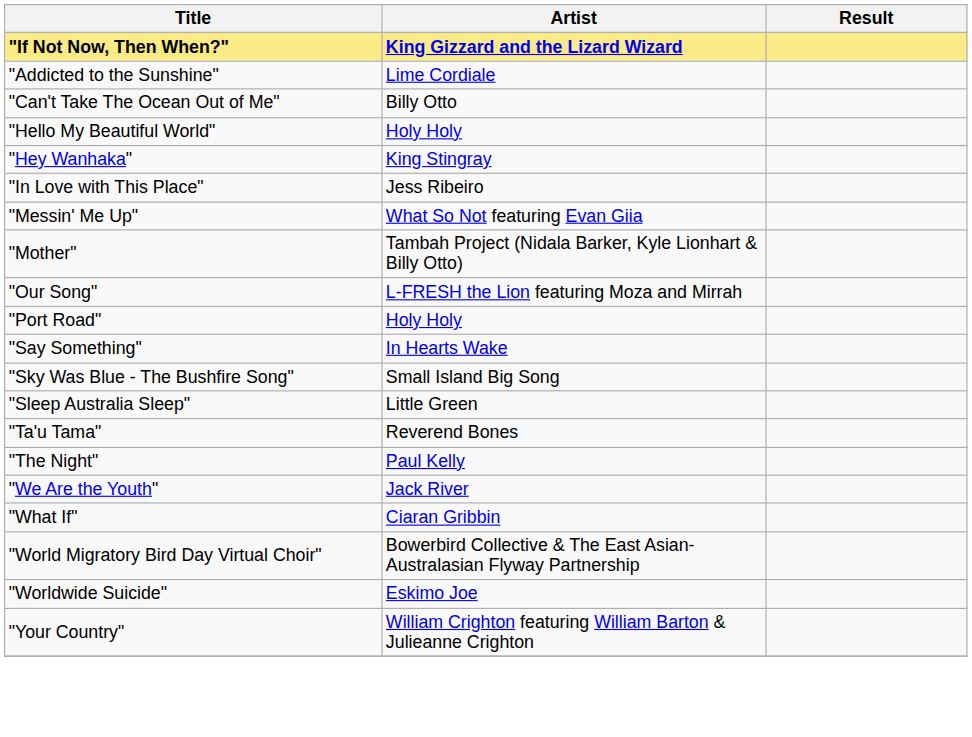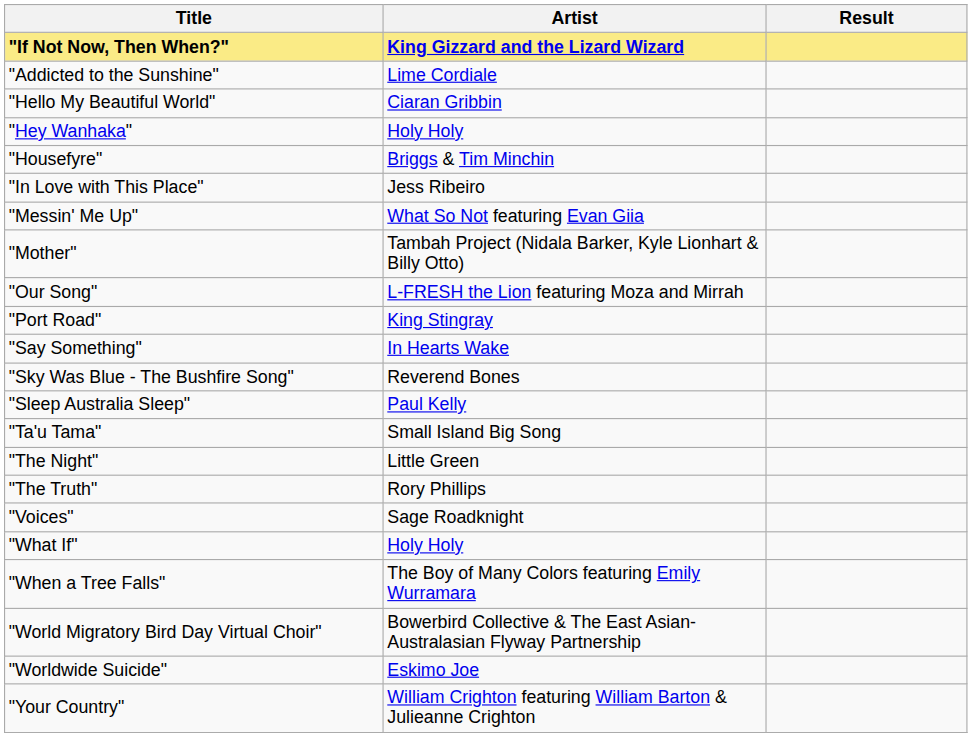- row: (144, 103)
(424, 131) Holy Holy -> (445, 103) Ciaran Gribbin
(439, 159) King Stingray -> (425, 131) Holy Holy
+ row: (55, 159)
(424, 320) Holy Holy -> (440, 320) King Stingray
(473, 376) Small Island Big Song -> (453, 376) Reverend Bones
(432, 404) Little Green -> (427, 404) Paul Kelly
(452, 432) Reverend Bones -> (474, 432) Small Island Big Song
(425, 461) Paul Kelly -> (433, 461) Little Green
+ row: (53, 489)
+ row: (41, 517)
- row: (83, 489)
(443, 517) Ciaran Gribbin -> (425, 545) Holy Holy
+ row: (87, 583)
